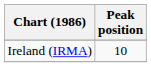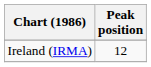(121, 51) 10 -> (121, 51) 12
